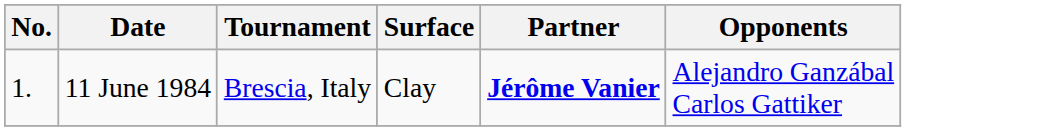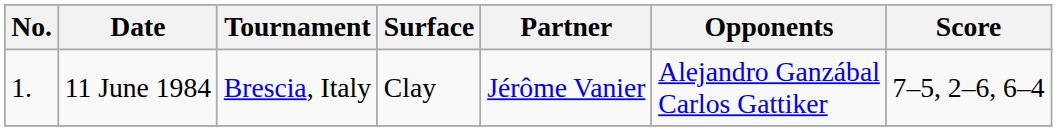+ column: (969, 26)
(573, 87) bold -> (566, 87) normal
